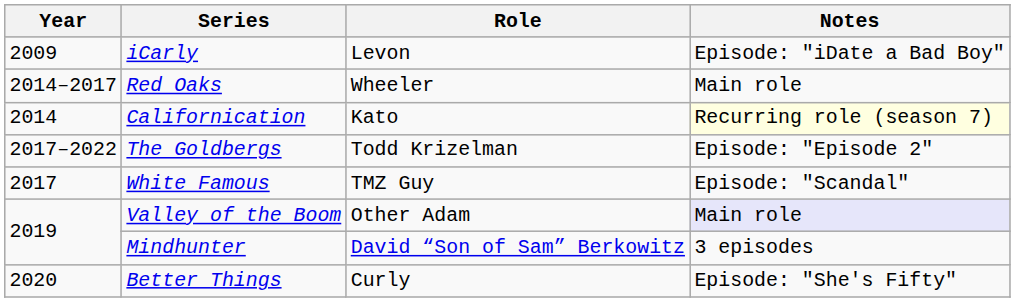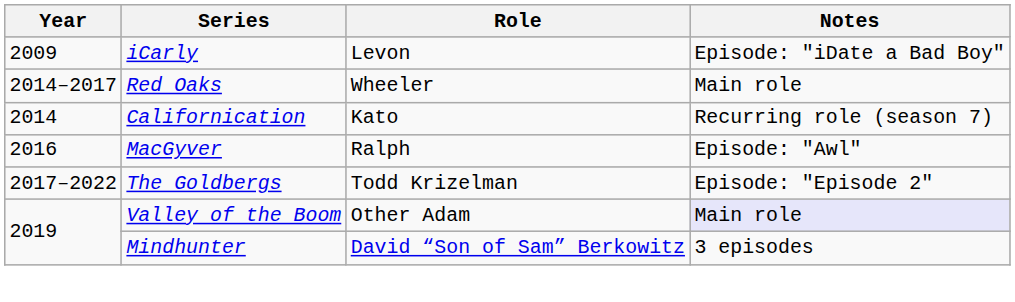(844, 118) lightyellow background -> (844, 118) no background
+ row: (174, 151)
- row: (198, 183)
- row: (204, 280)
